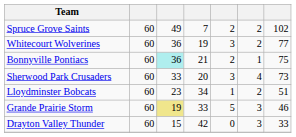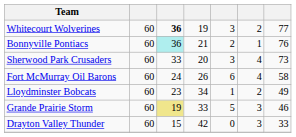- row: (48, 28)
(176, 44) normal -> (176, 28) bold
(283, 60) 75 -> (283, 44) 76
+ row: (61, 76)
(283, 92) 51 -> (283, 92) 49
